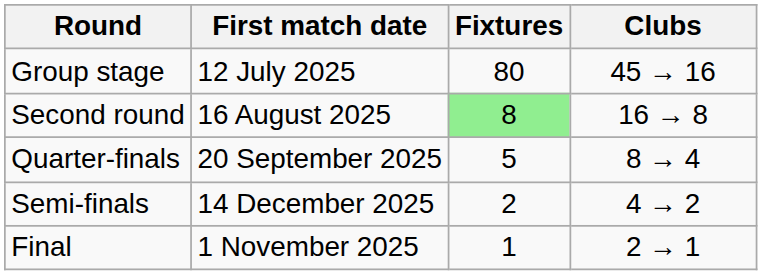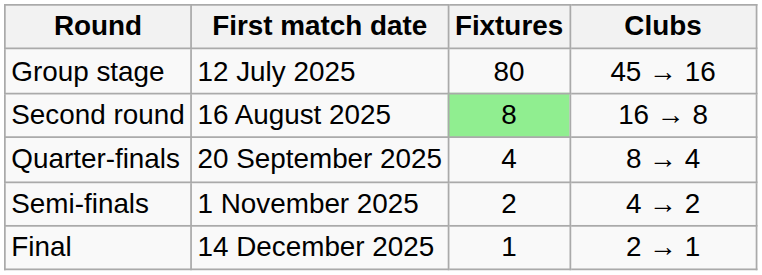(509, 159) 5 -> (509, 159) 4
(316, 203) 14 December 2025 -> (308, 203) 1 November 2025
(308, 247) 1 November 2025 -> (316, 247) 14 December 2025
